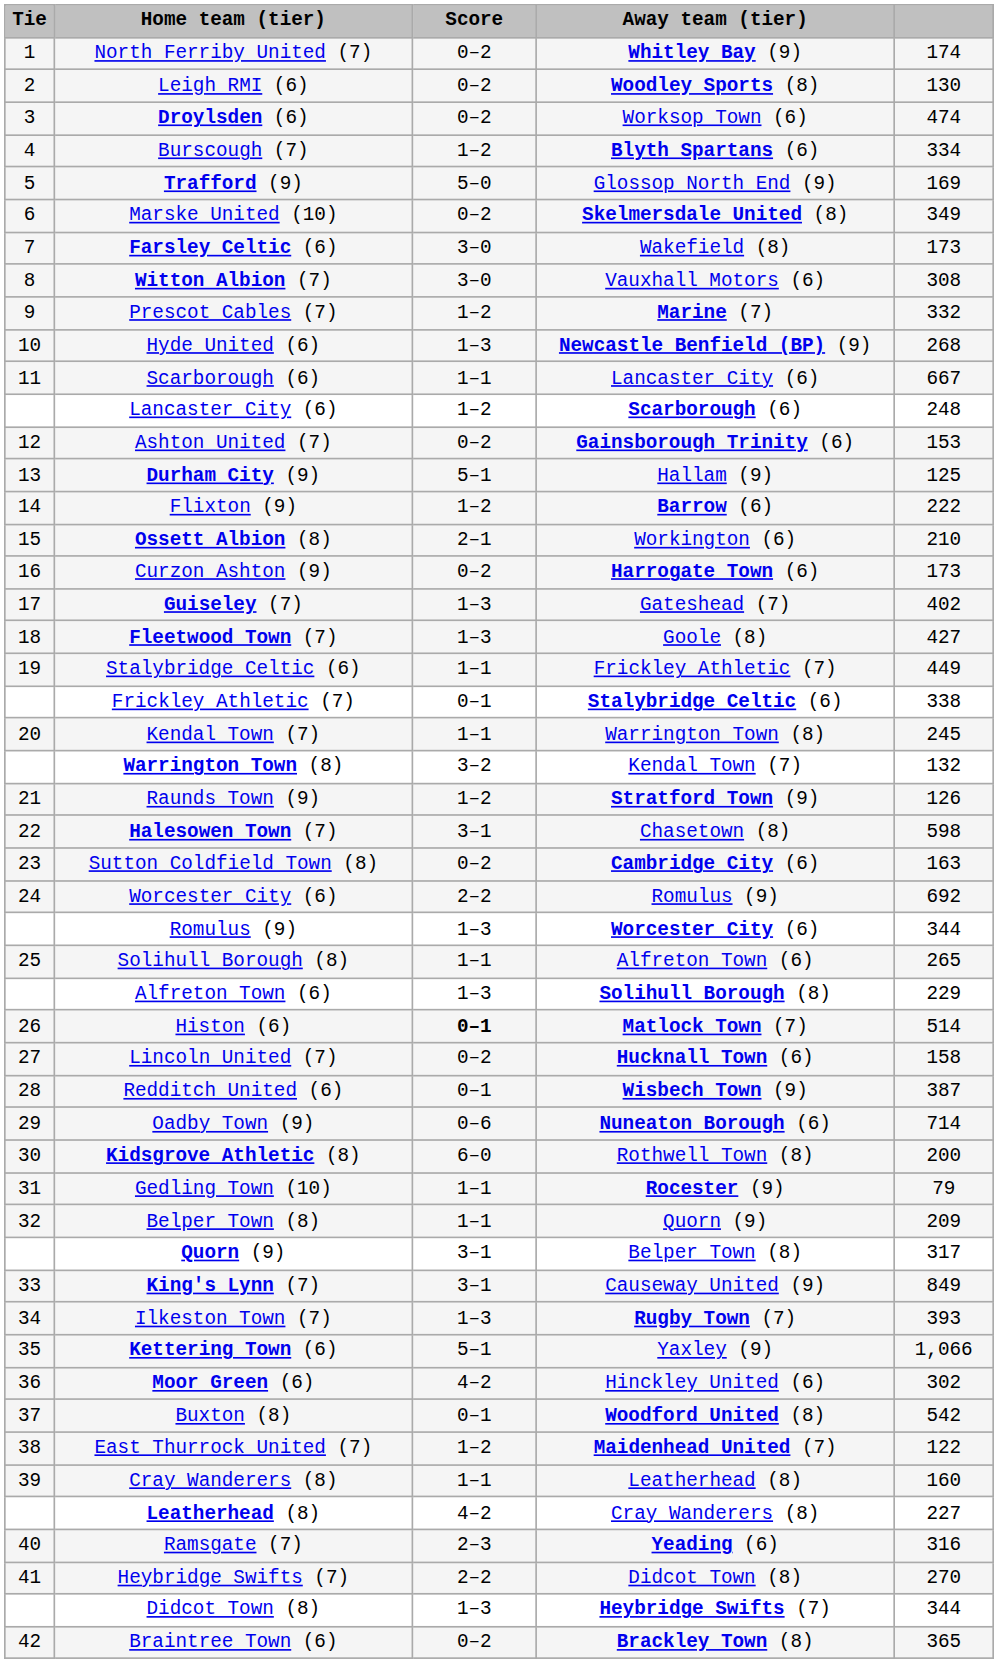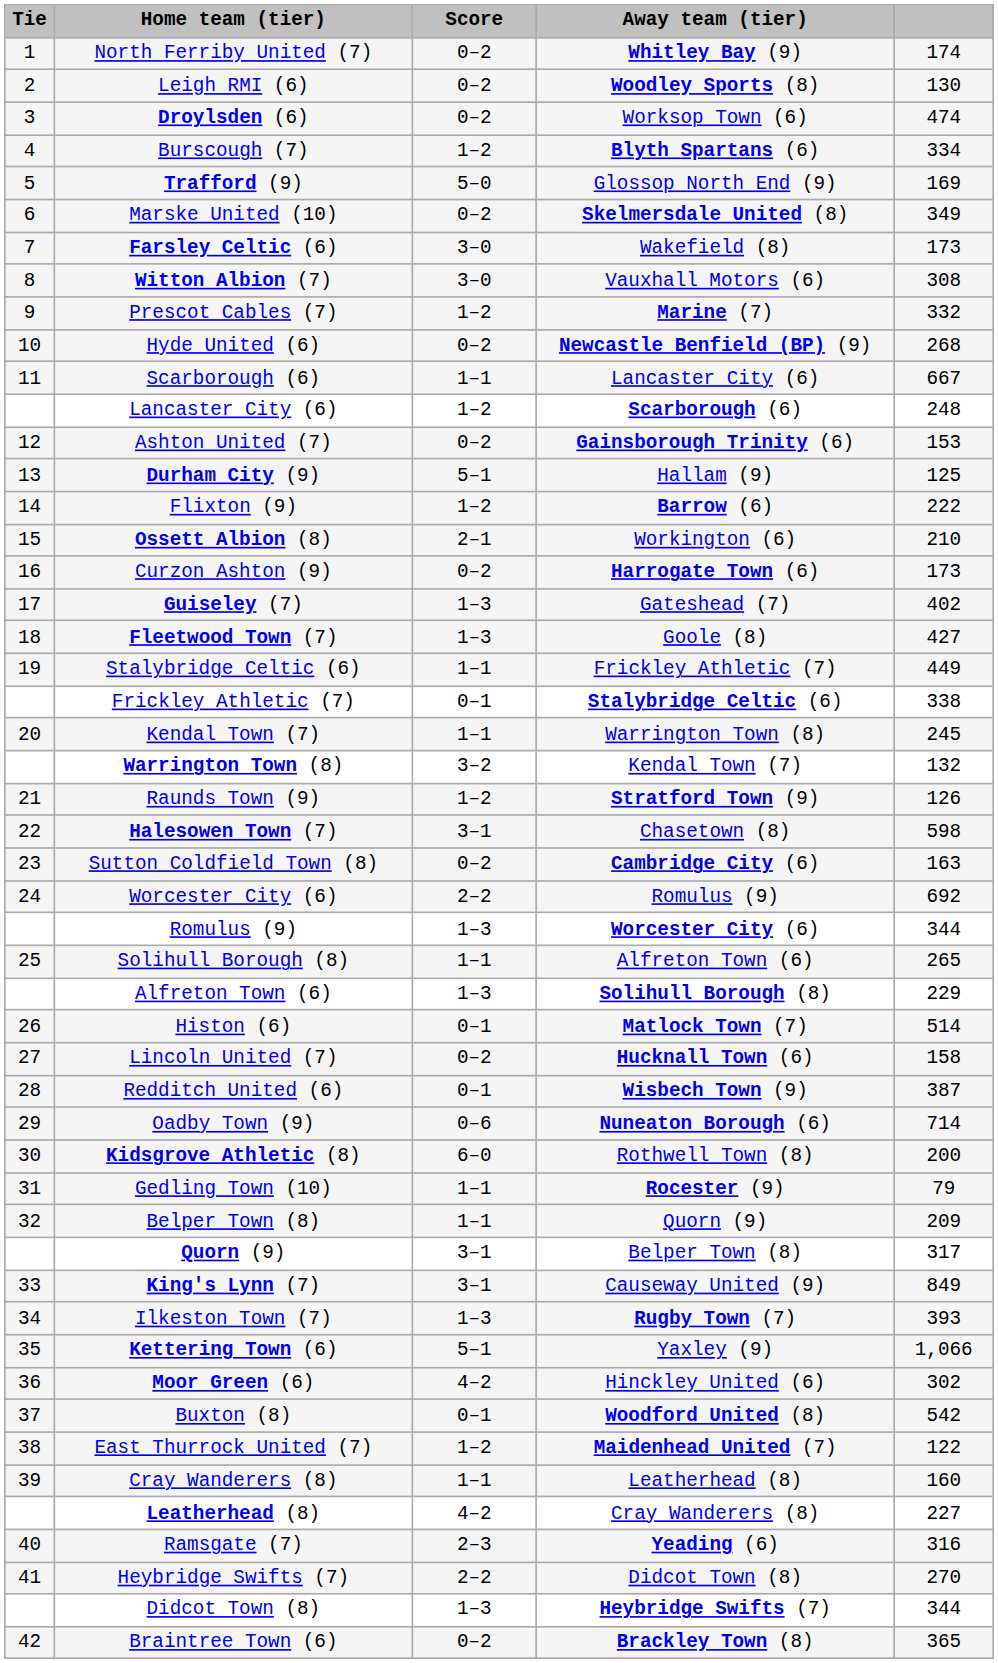(474, 345) 1–3 -> (474, 345) 0–2
(474, 1026) bold -> (474, 1026) normal
